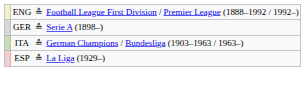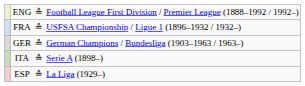+ row: (22, 27)
(75, 27) Serie A (1898–) -> (145, 42) German Champions / Bundesliga (1903–1963 / 1963–)
(145, 42) German Champions / Bundesliga (1903–1963 / 1963–) -> (75, 58) Serie A (1898–)
